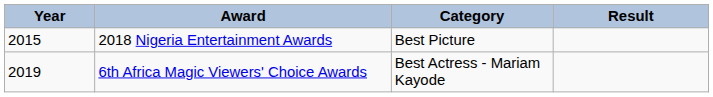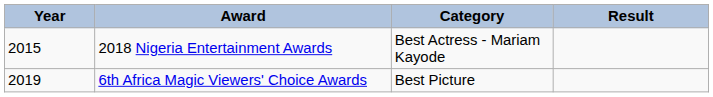(435, 39) Best Picture -> (467, 48) Best Actress - Mariam Kayode
(467, 71) Best Actress - Mariam Kayode -> (435, 80) Best Picture
